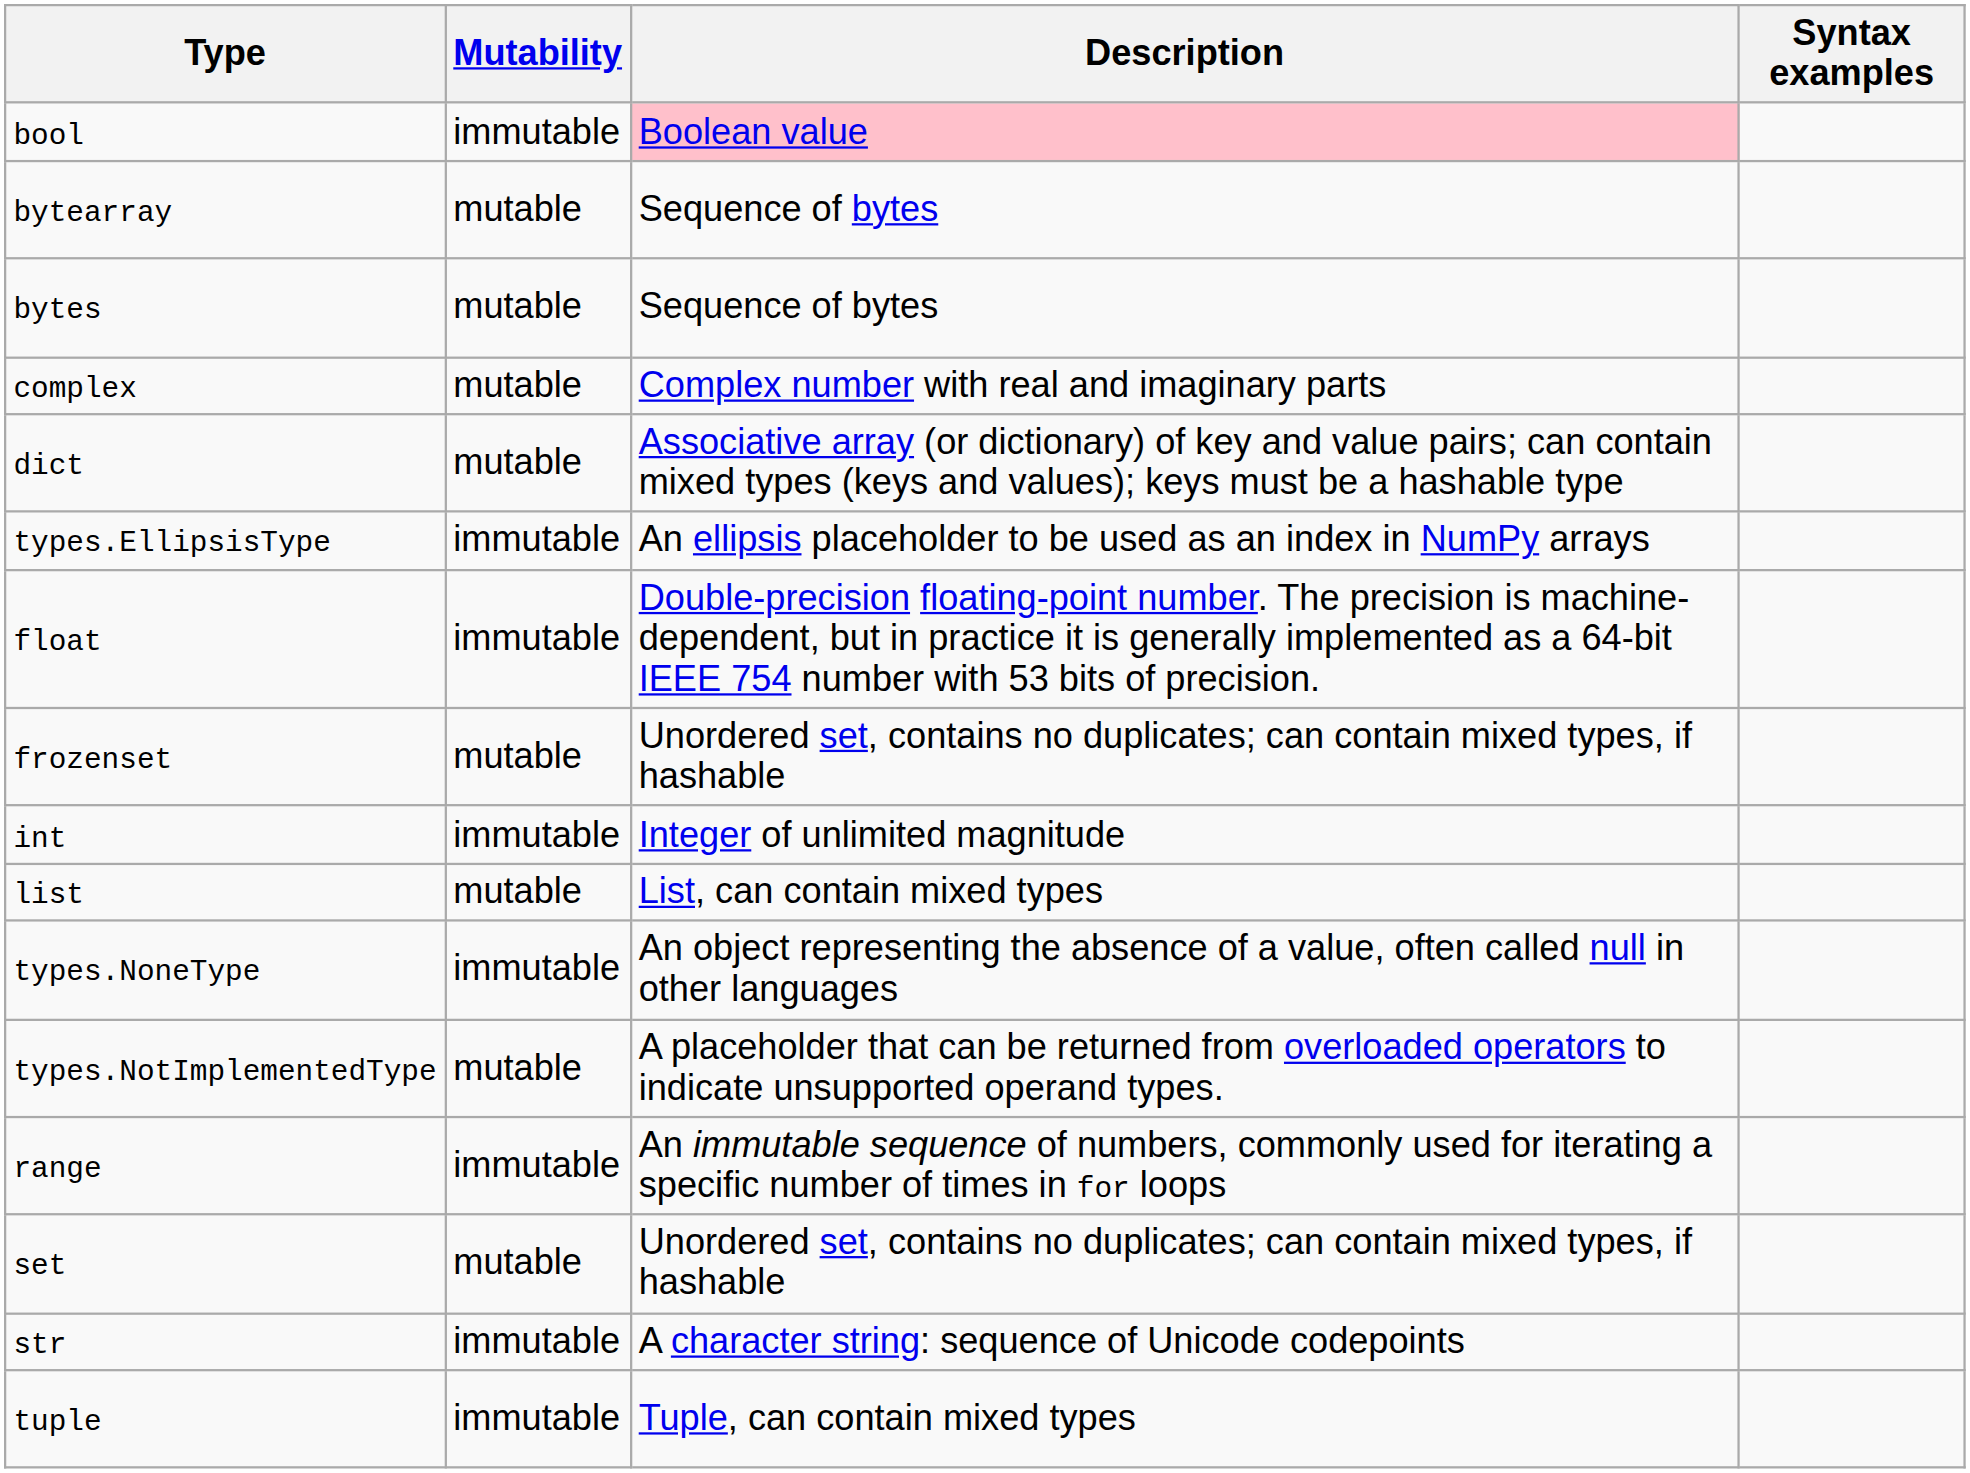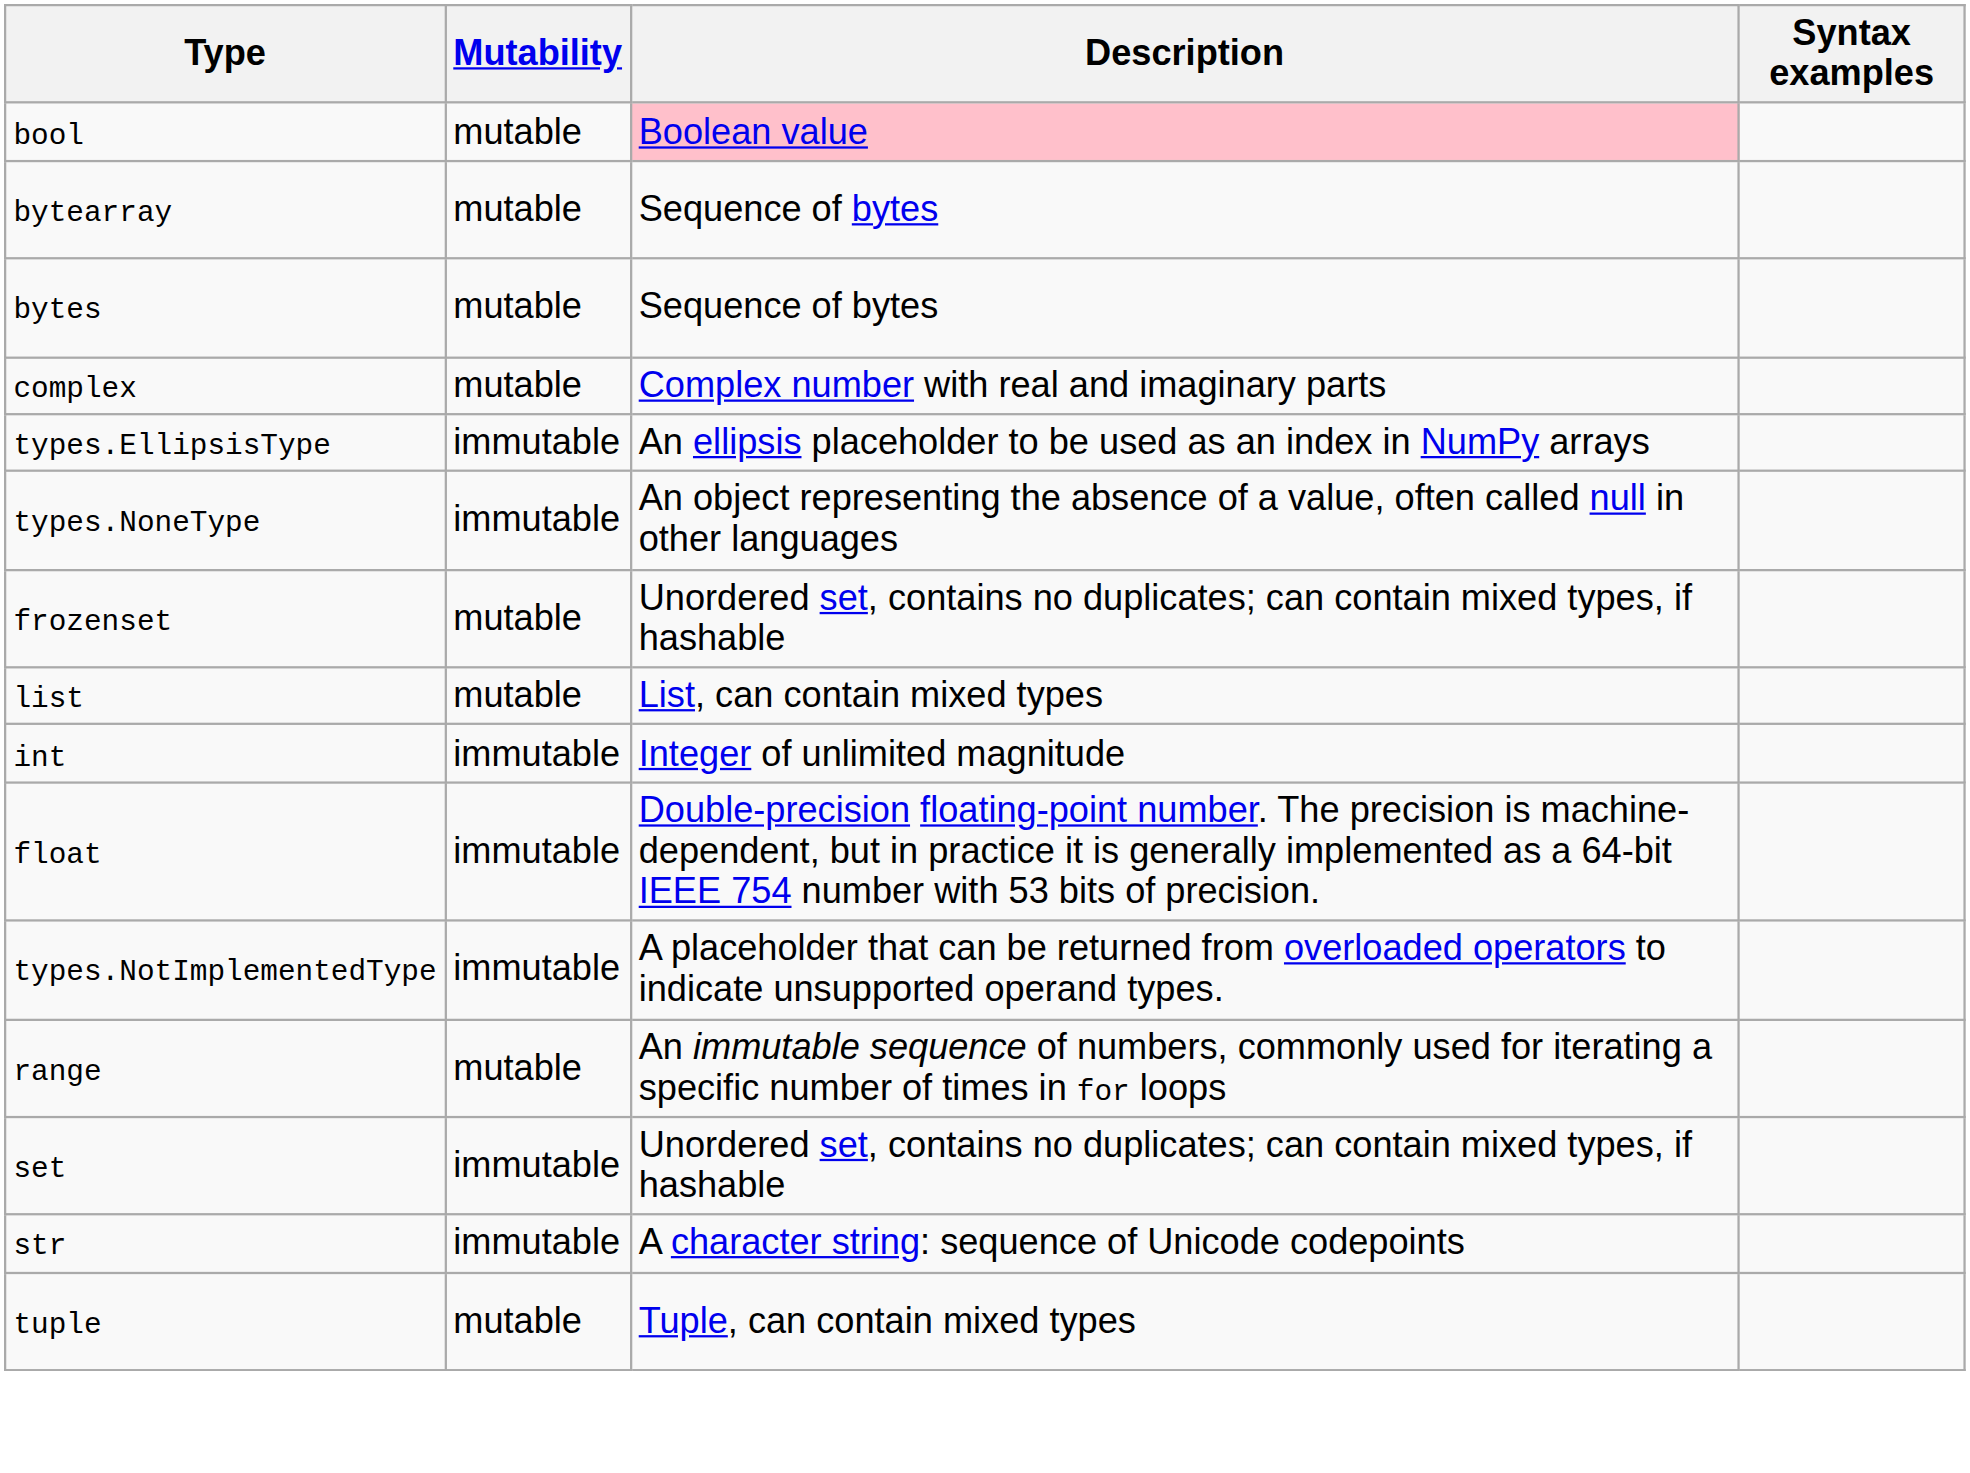(537, 131) immutable -> (518, 131) mutable
- row: (49, 466)
rows swapped: (58, 642) <-> (137, 973)
rows swapped: (40, 838) <-> (49, 895)
(518, 1067) mutable -> (537, 969) immutable
(537, 1165) immutable -> (518, 1067) mutable
(518, 1263) mutable -> (537, 1165) immutable
(537, 1418) immutable -> (518, 1320) mutable
